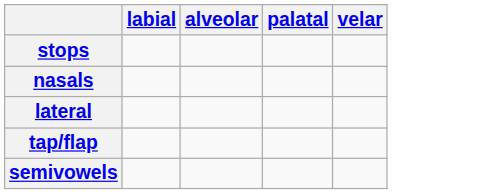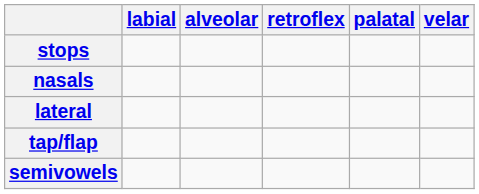+ column: (306, 19)
